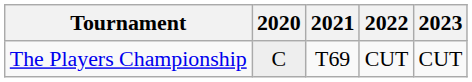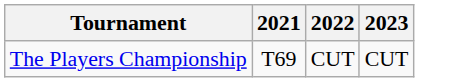- column: (279, 22)
